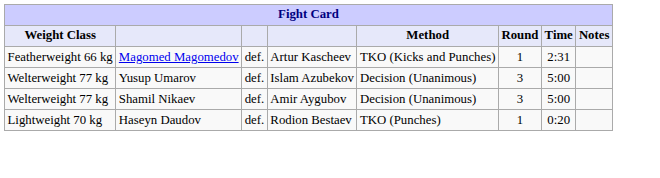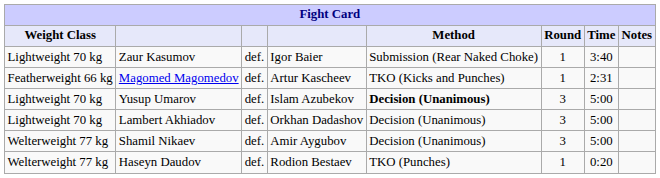+ row: (157, 57)
(58, 78) Welterweight 77 kg -> (55, 99) Lightweight 70 kg
(418, 78) normal -> (429, 99) bold
+ row: (167, 120)
(55, 120) Lightweight 70 kg -> (58, 162) Welterweight 77 kg
